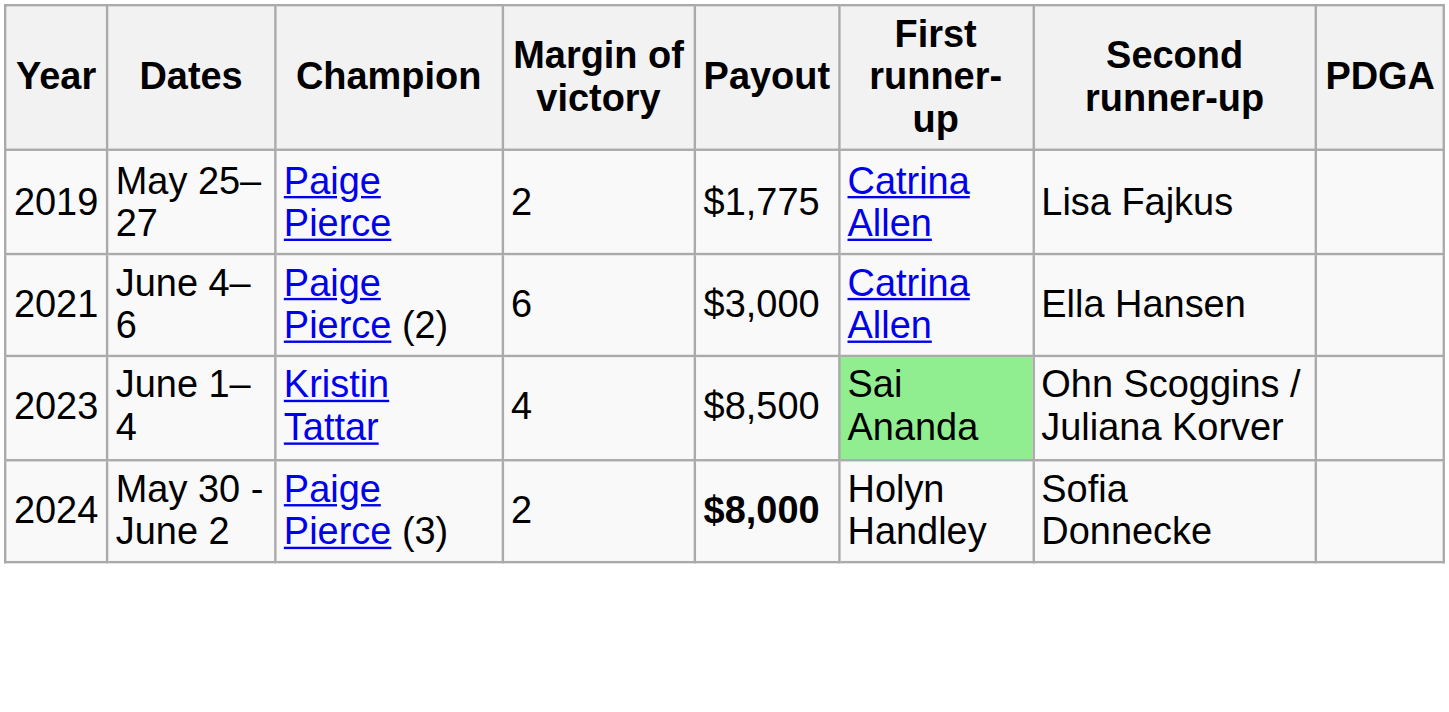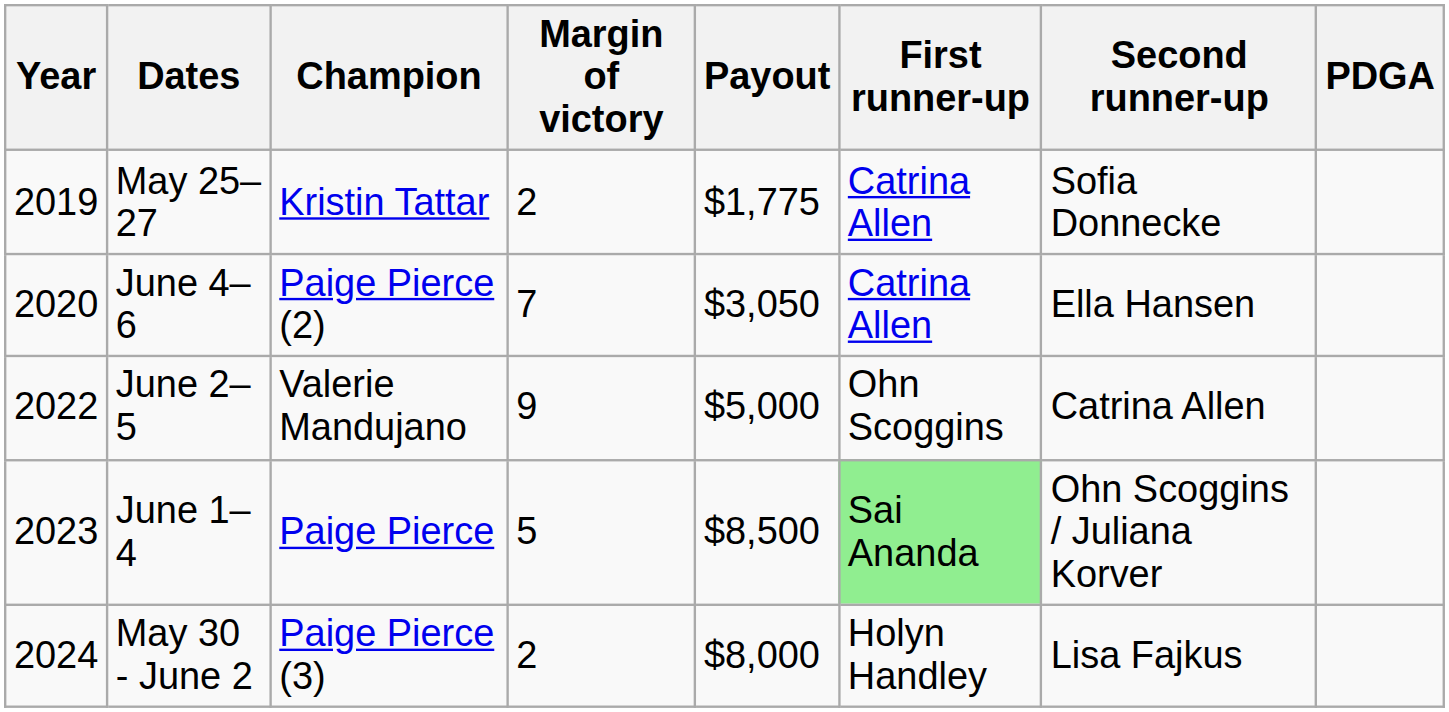(338, 201) Paige Pierce -> (384, 201) Kristin Tattar
(1137, 201) Lisa Fajkus -> (1136, 201) Sofia Donnecke
(56, 304) 2021 -> (56, 304) 2020
(522, 304) 6 -> (527, 304) 7
(762, 304) $3,000 -> (762, 304) $3,050
+ row: (183, 406)
(337, 406) Kristin Tattar -> (387, 531) Paige Pierce
(522, 406) 4 -> (527, 531) 5
(762, 509) bold -> (762, 655) normal
(1127, 509) Sofia Donnecke -> (1147, 655) Lisa Fajkus
